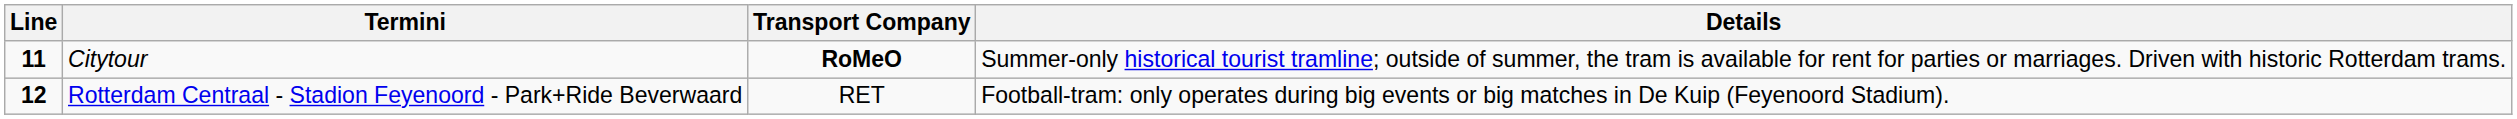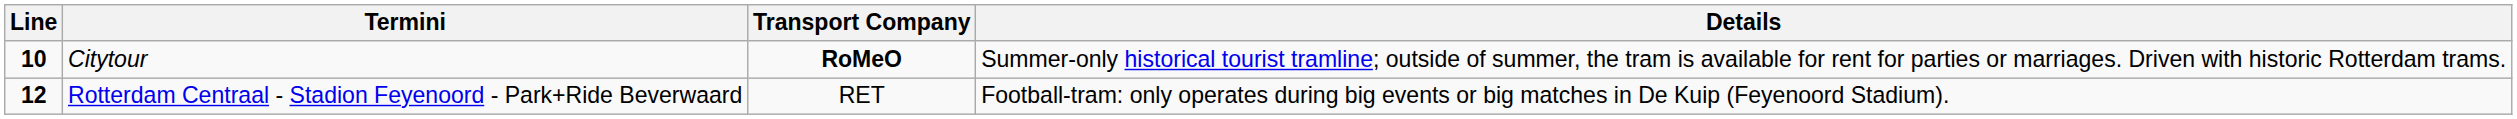(34, 59) 11 -> (34, 59) 10
